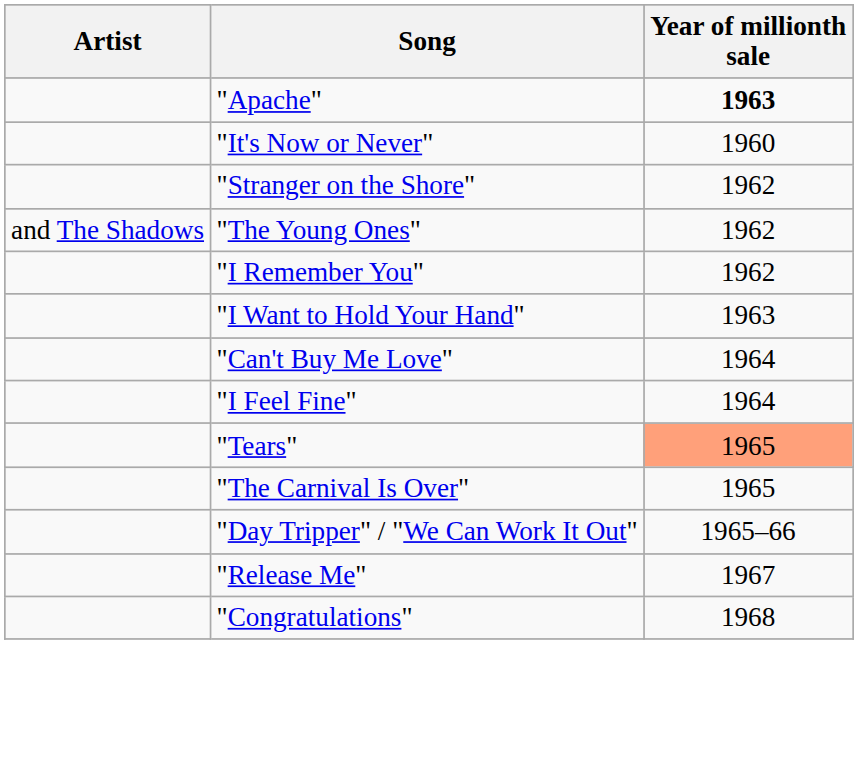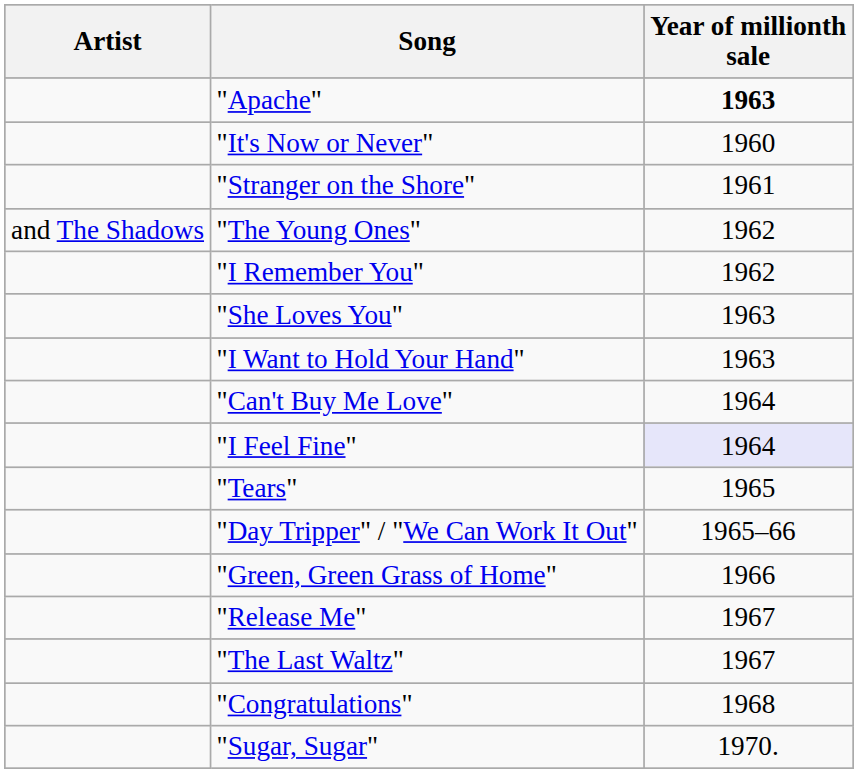(748, 186) 1962 -> (748, 186) 1961
+ row: (310, 315)
(748, 401) no background -> (748, 444) lavender background
(748, 444) lightsalmon background -> (748, 488) no background
- row: (343, 488)
+ row: (387, 574)
+ row: (310, 660)
+ row: (297, 746)
